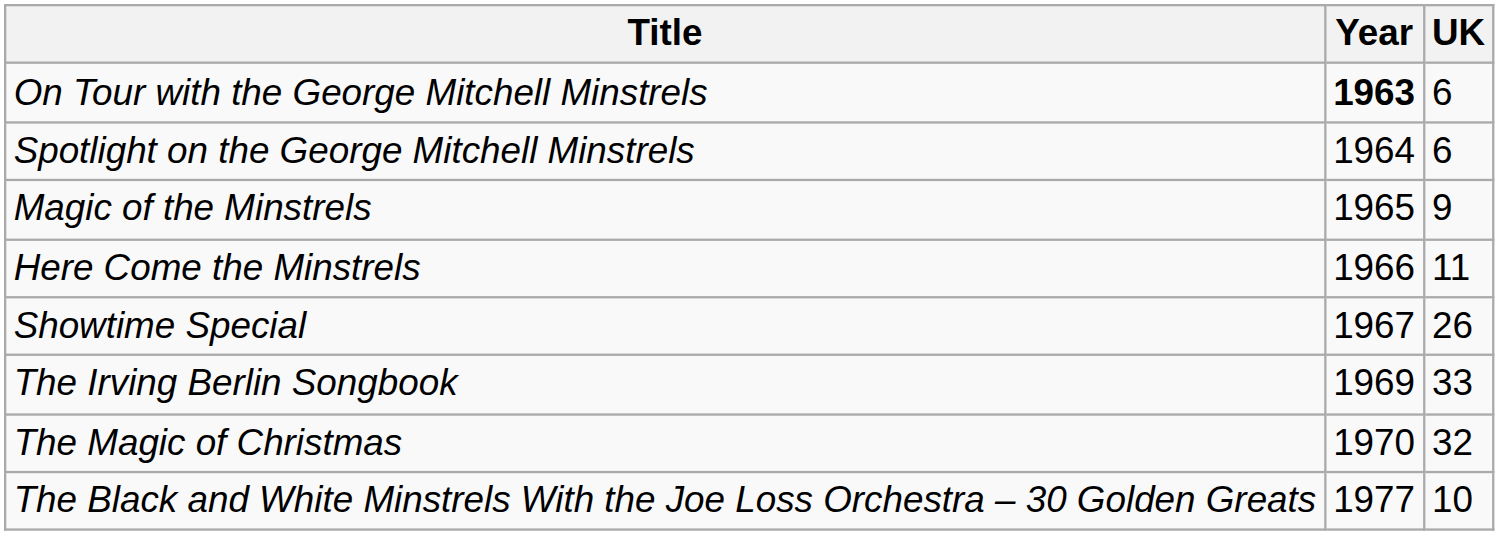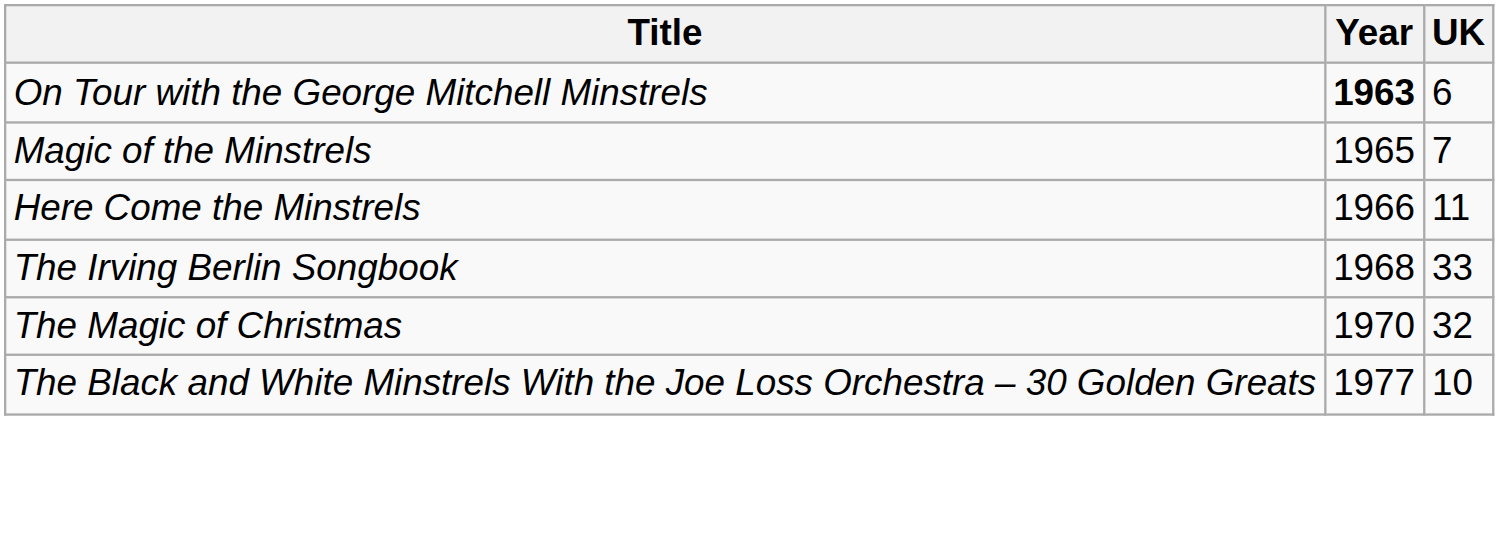- row: (354, 150)
(1442, 208) 9 -> (1442, 150) 7
- row: (160, 325)
(1374, 383) 1969 -> (1374, 267) 1968
